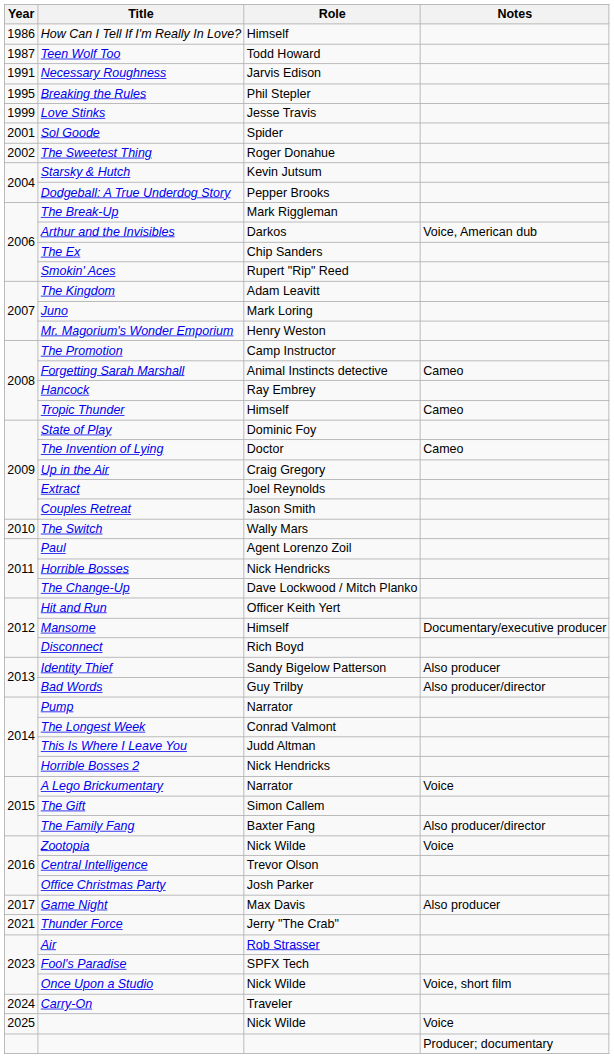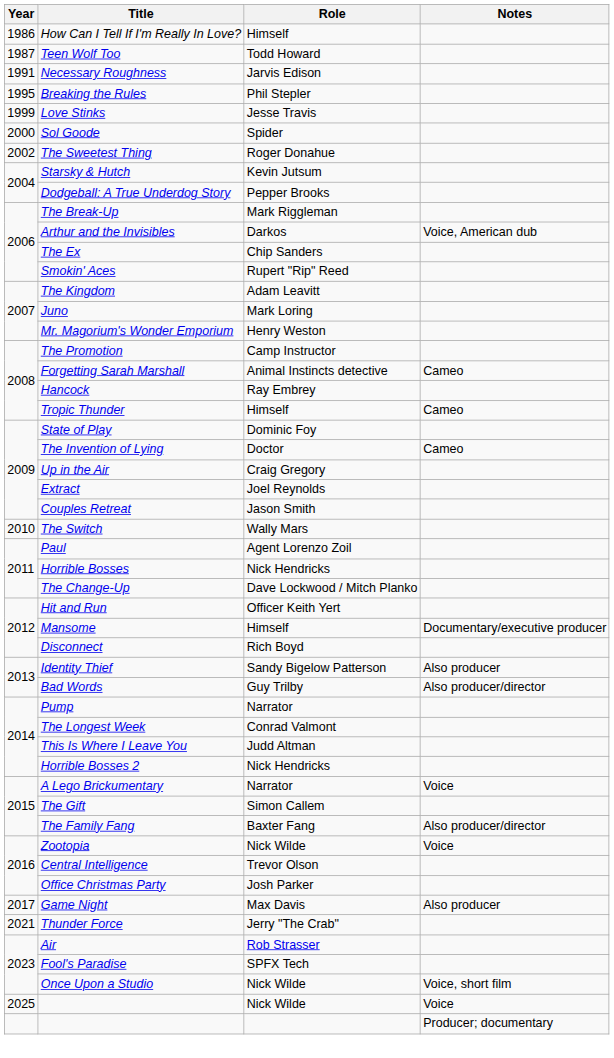(21, 133) 2001 -> (21, 133) 2000
- row: (66, 1004)
